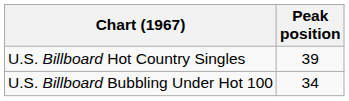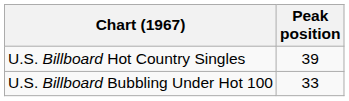(310, 83) 34 -> (310, 83) 33
